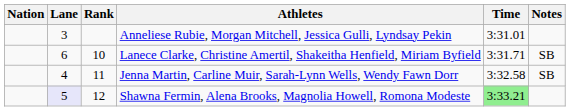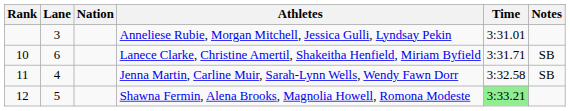columns swapped: (99, 14) <-> (26, 14)
(64, 95) lavender background -> (57, 95) no background
